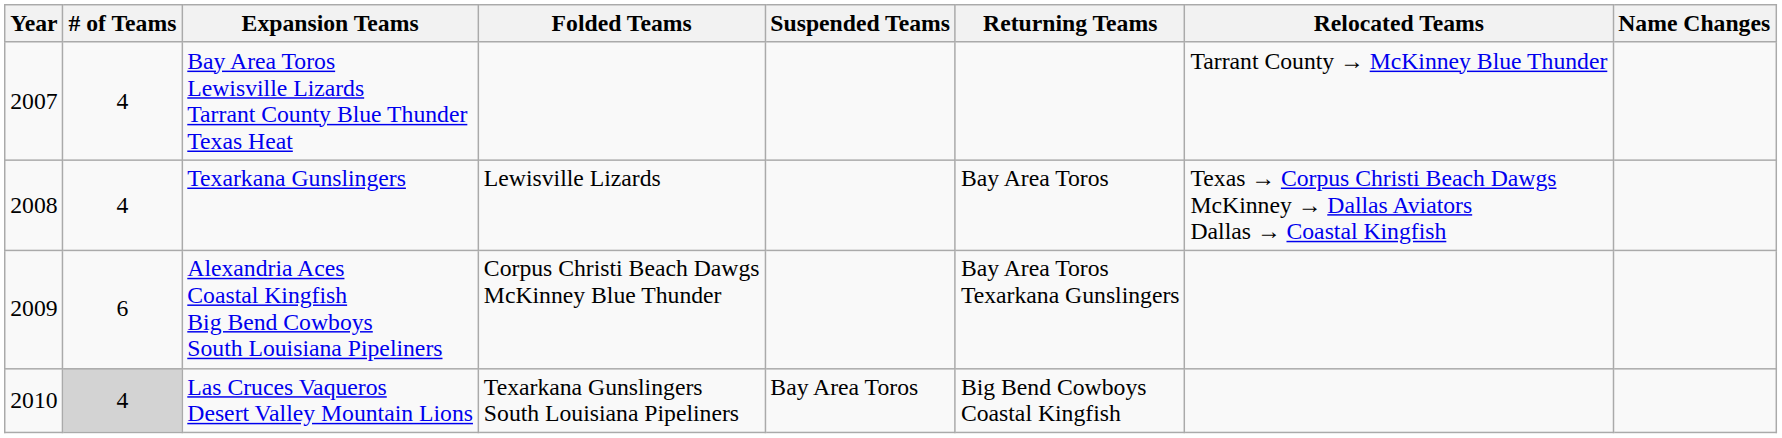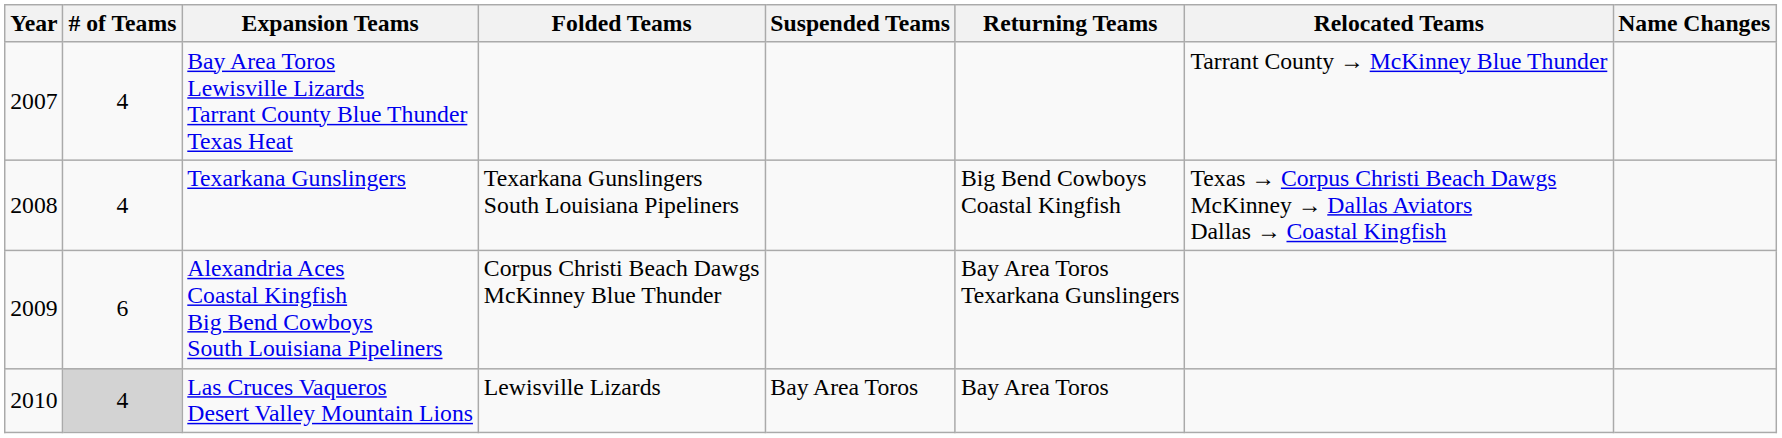(572, 178) Lewisville Lizards -> (611, 191) Texarkana Gunslingers South Louisiana Pipeliners
(1035, 178) Bay Area Toros -> (1054, 191) Big Bend Cowboys Coastal Kingfish
(611, 399) Texarkana Gunslingers South Louisiana Pipeliners -> (572, 386) Lewisville Lizards
(1054, 399) Big Bend Cowboys Coastal Kingfish -> (1035, 386) Bay Area Toros
